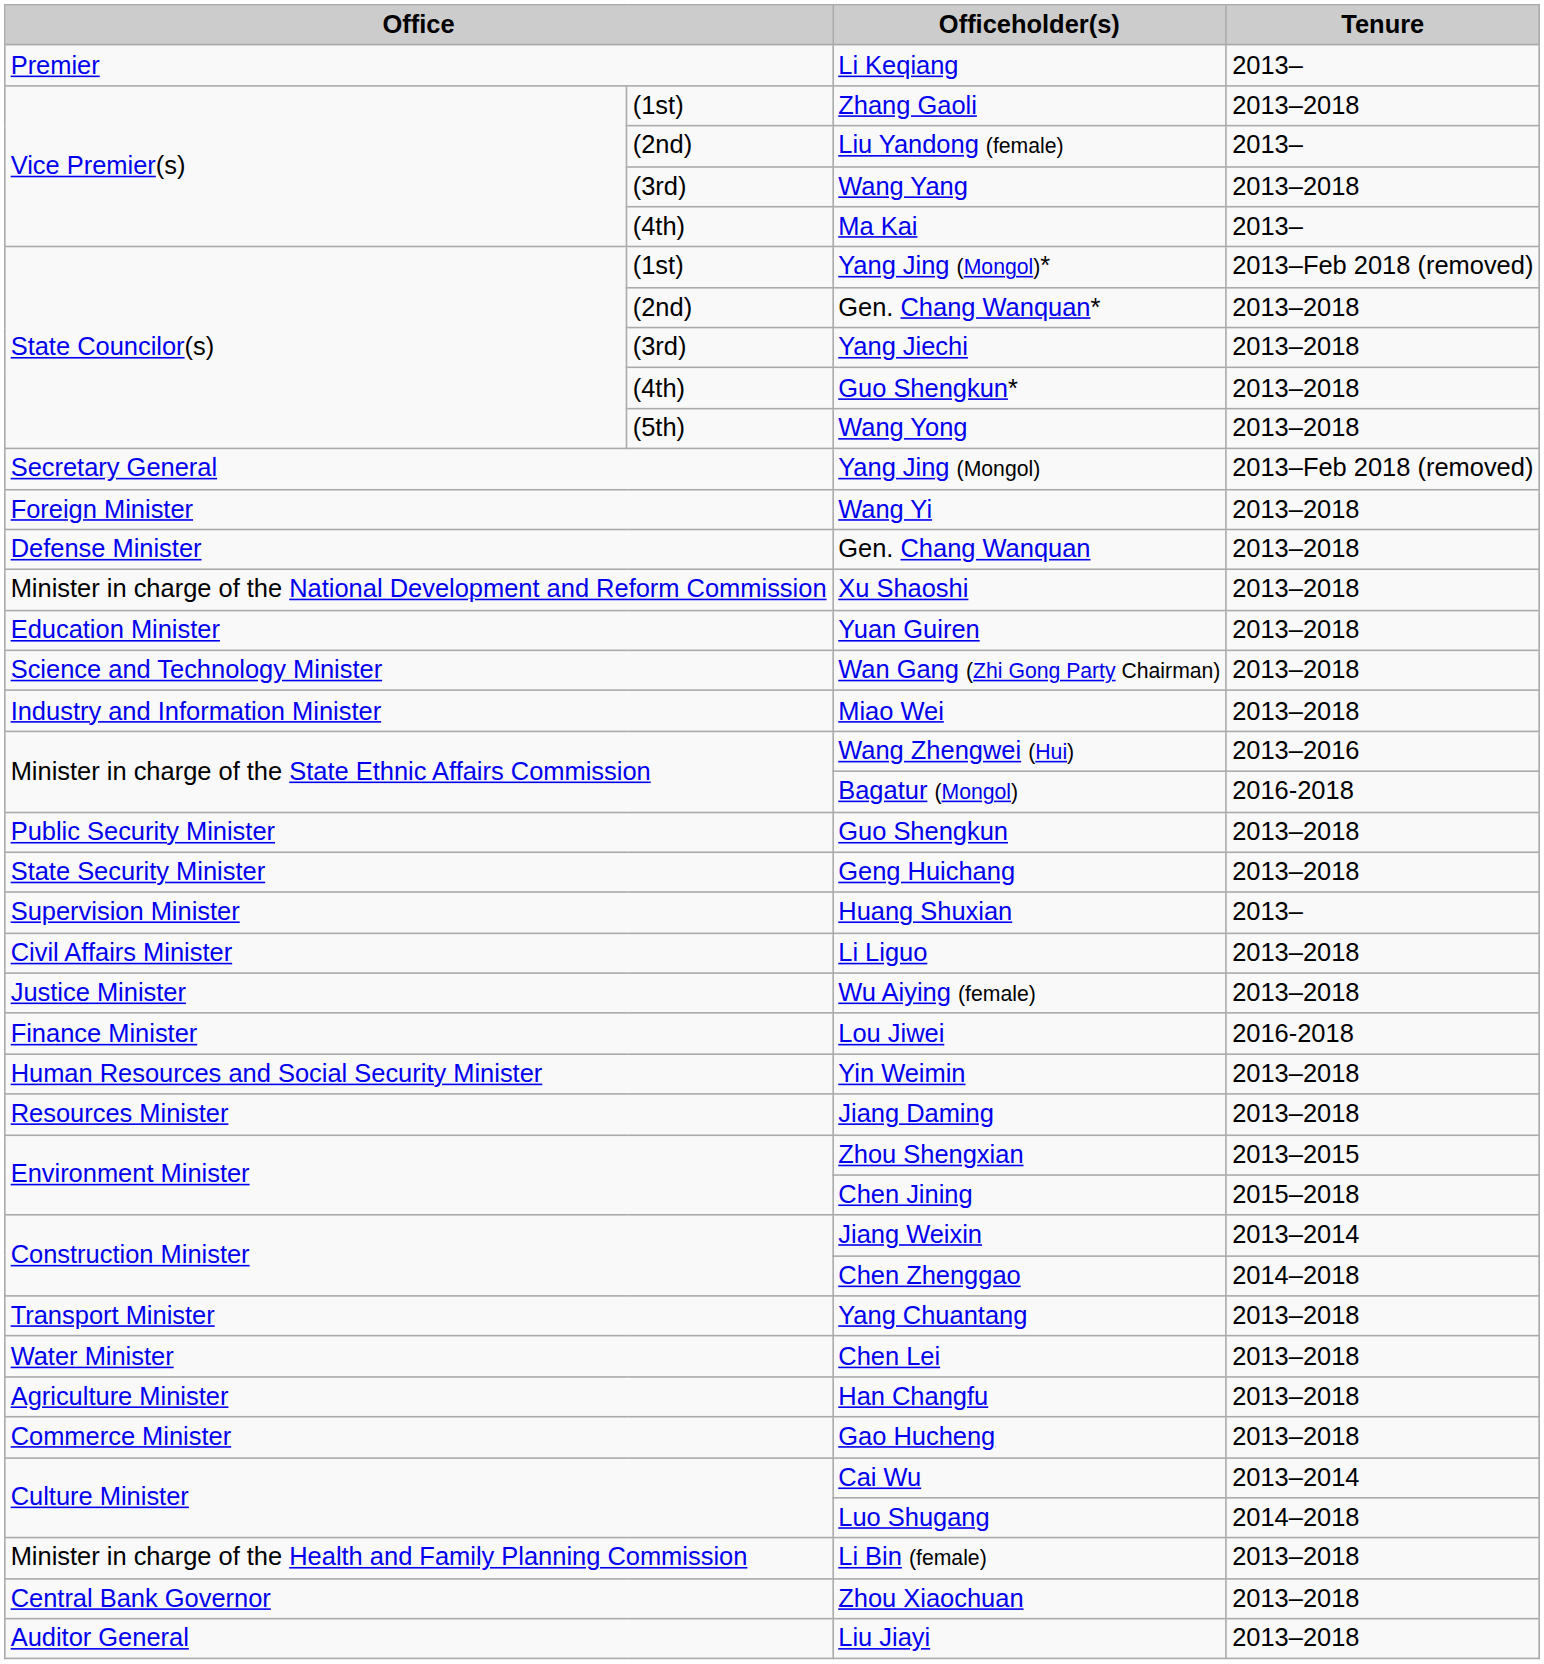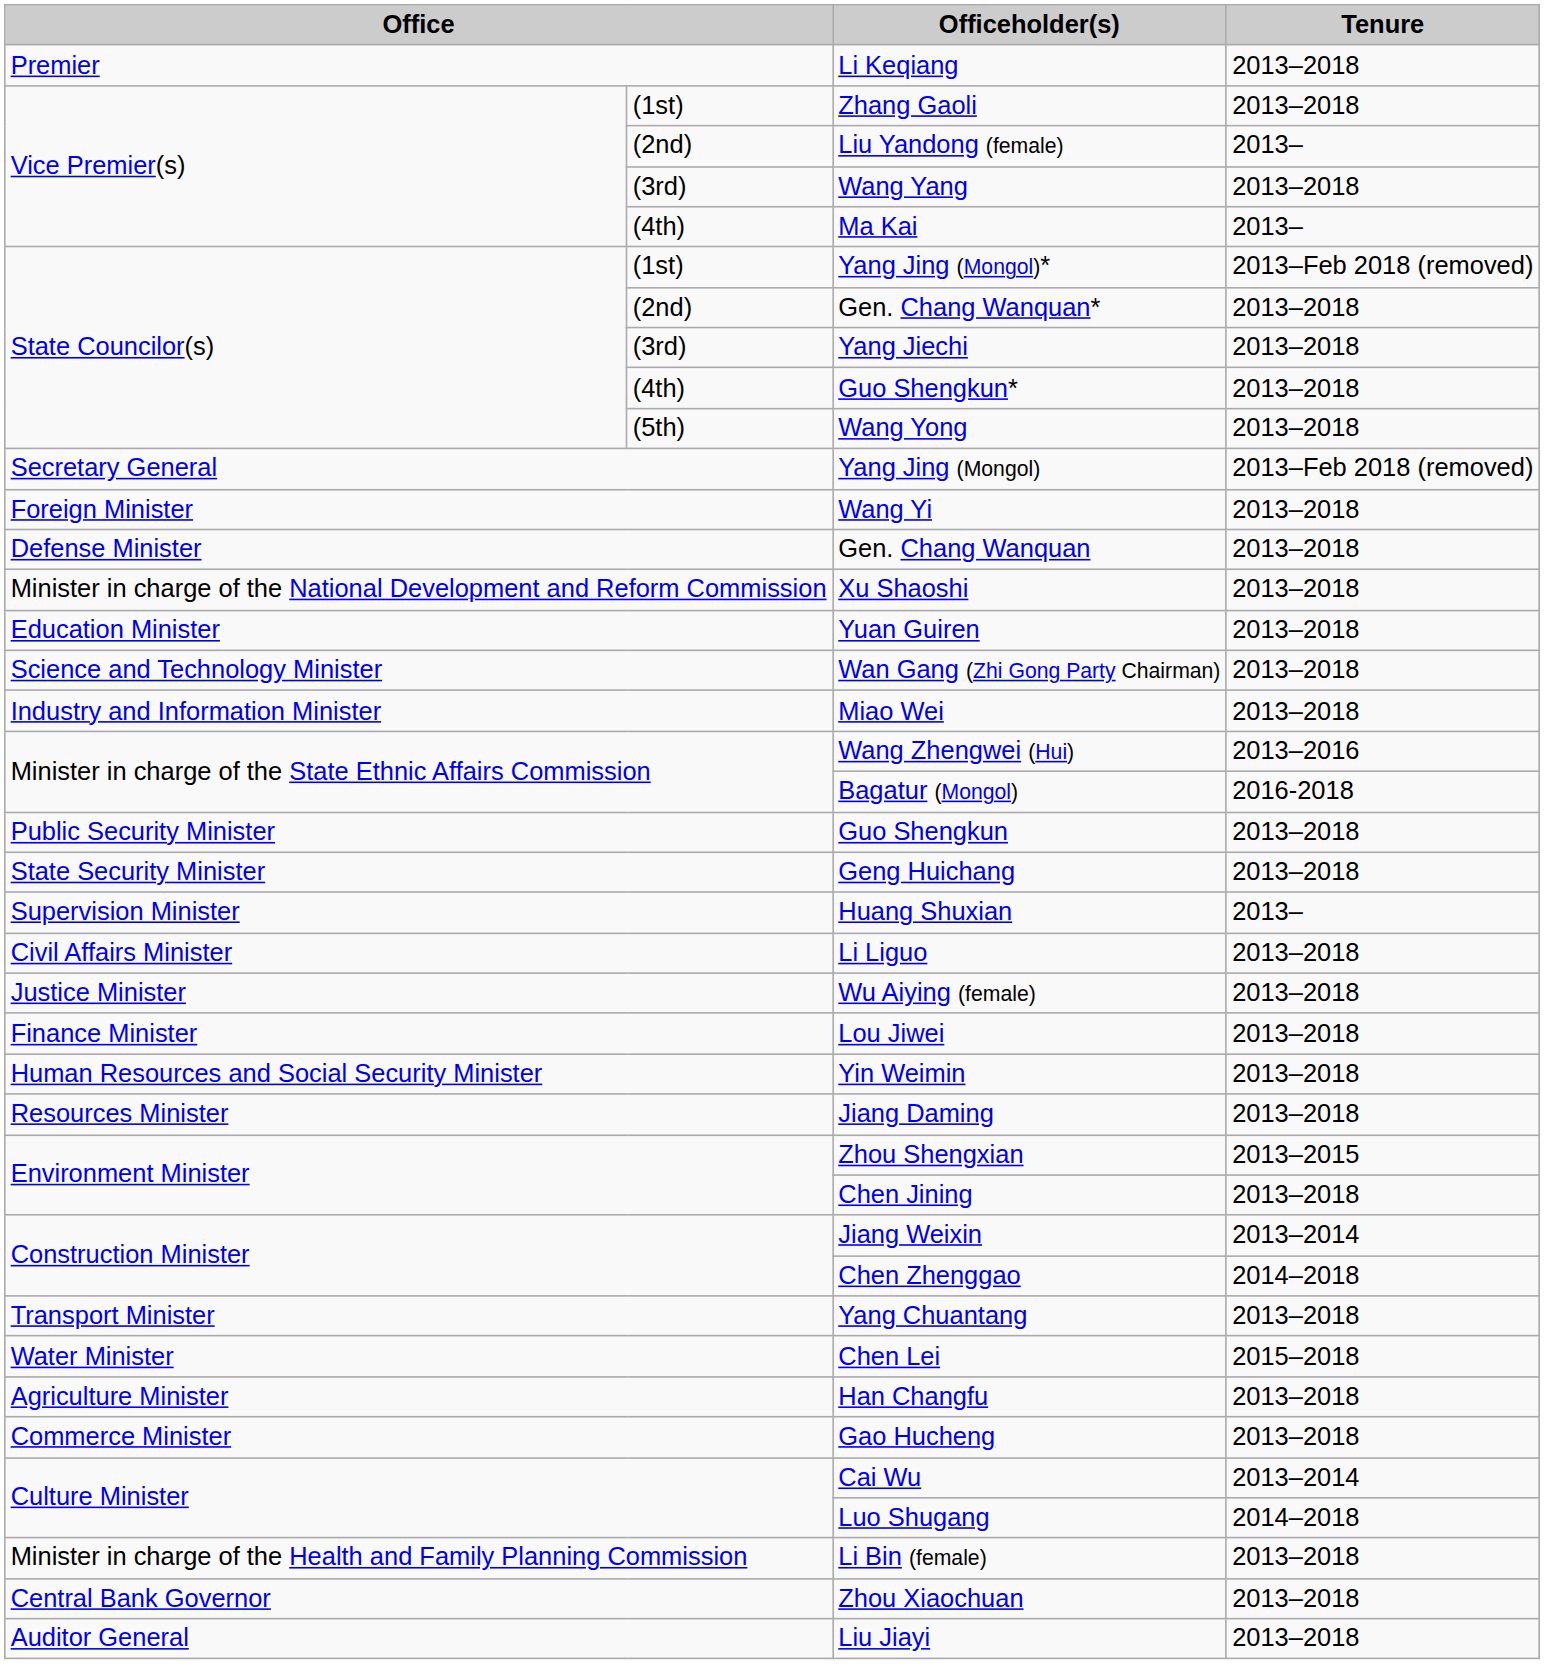(1268, 65) 2013– -> (1296, 65) 2013–2018
(1293, 1033) 2016-2018 -> (1296, 1033) 2013–2018
(1296, 1194) 2015–2018 -> (1296, 1194) 2013–2018
(1296, 1356) 2013–2018 -> (1296, 1356) 2015–2018
